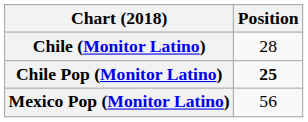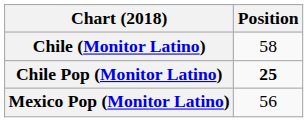(268, 46) 28 -> (268, 46) 58
